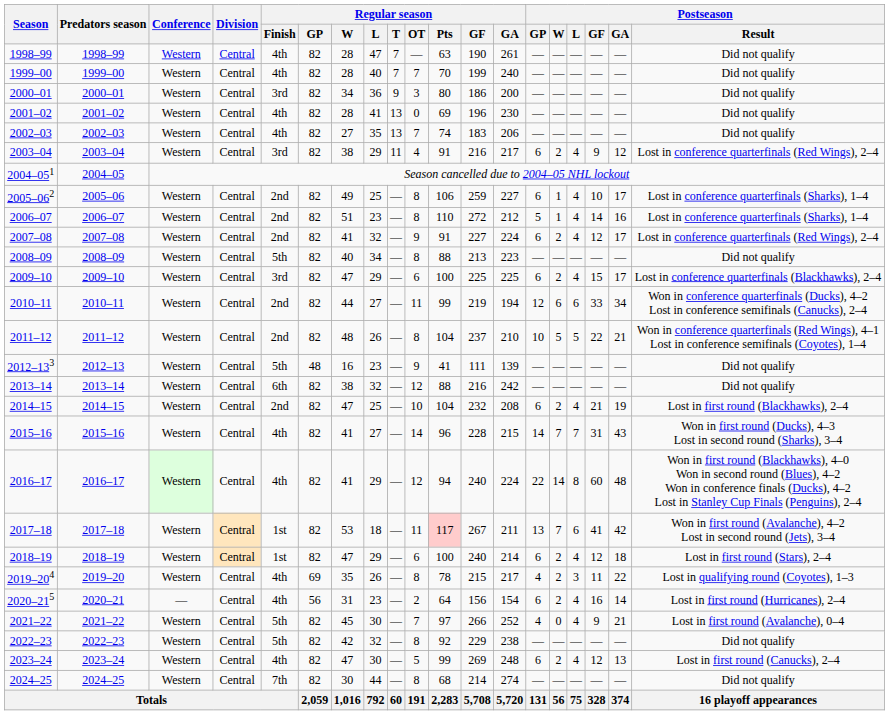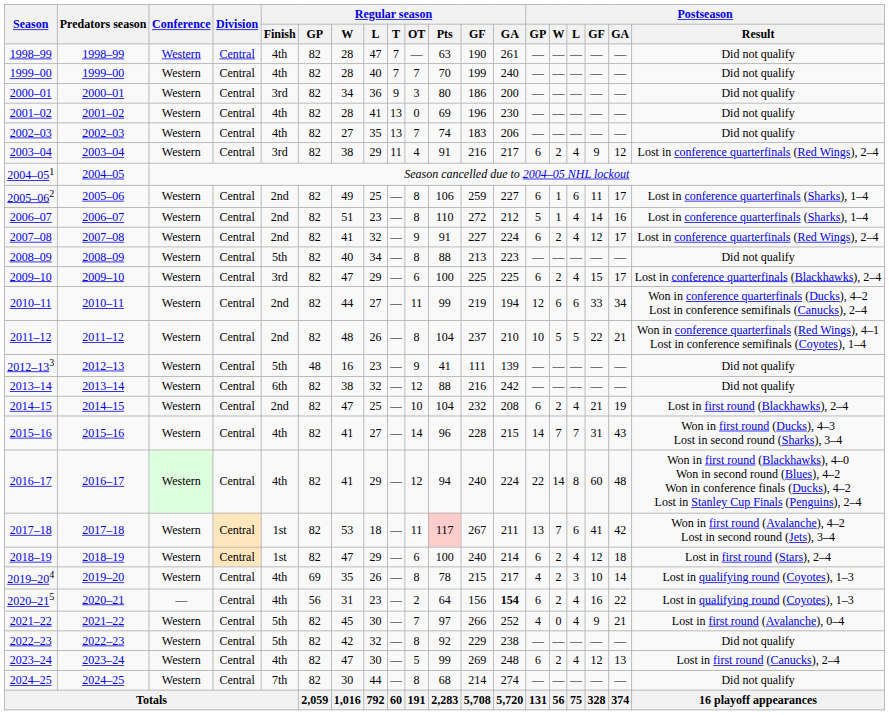(576, 196) 4 -> (576, 196) 6
(597, 196) 10 -> (597, 196) 11
(597, 577) 11 -> (597, 577) 10
(620, 577) 22 -> (620, 577) 14
(510, 600) normal -> (510, 600) bold
(620, 600) 14 -> (620, 600) 22
(758, 600) Lost in first round (Hurricanes), 2–4 -> (758, 600) Lost in qualifying round (Coyotes), 1–3
